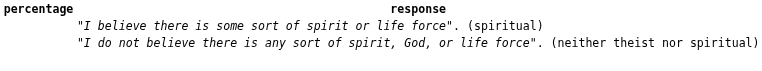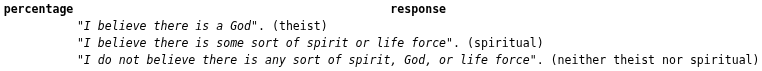+ row: (202, 26)
